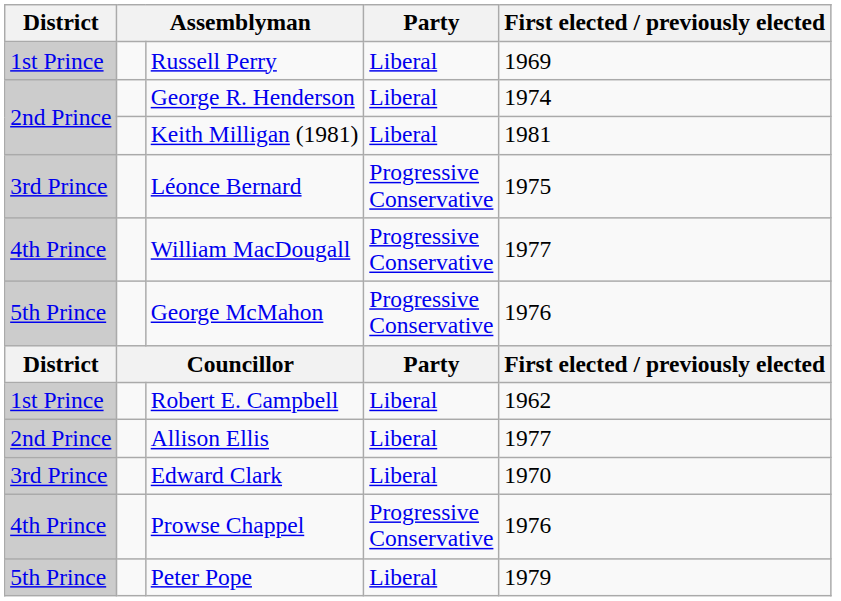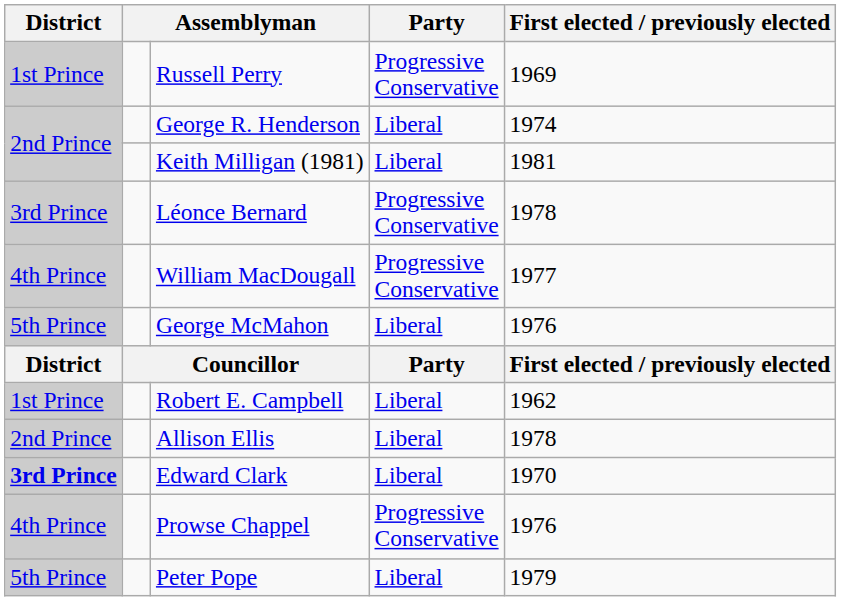(403, 60) Liberal -> (437, 73) Progressive Conservative
(528, 185) 1975 -> (533, 212) 1978
(431, 313) Progressive Conservative -> (408, 326) Liberal
(528, 438) 1977 -> (533, 438) 1978
(59, 475) normal -> (63, 475) bold
